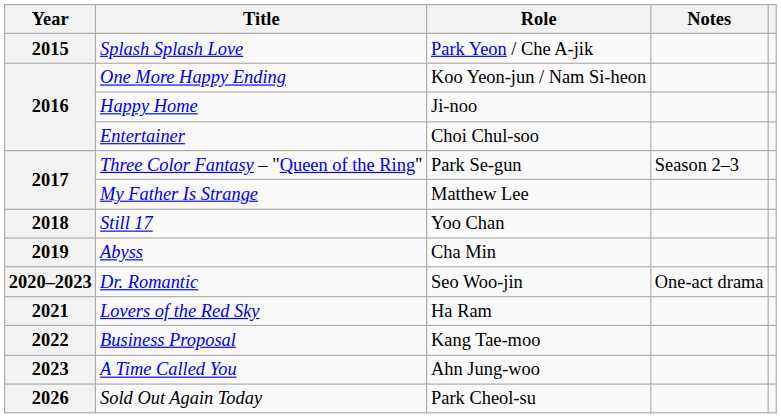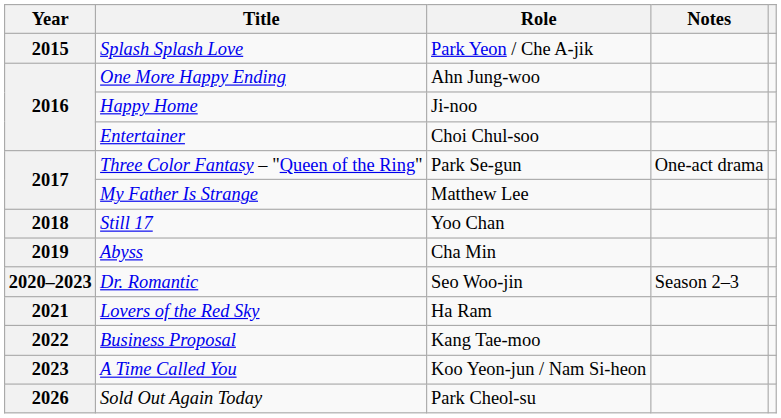(539, 77) Koo Yeon-jun / Nam Si-heon -> (486, 77) Ahn Jung-woo
(697, 164) Season 2–3 -> (709, 164) One-act drama
(709, 281) One-act drama -> (697, 281) Season 2–3
(486, 369) Ahn Jung-woo -> (539, 369) Koo Yeon-jun / Nam Si-heon
